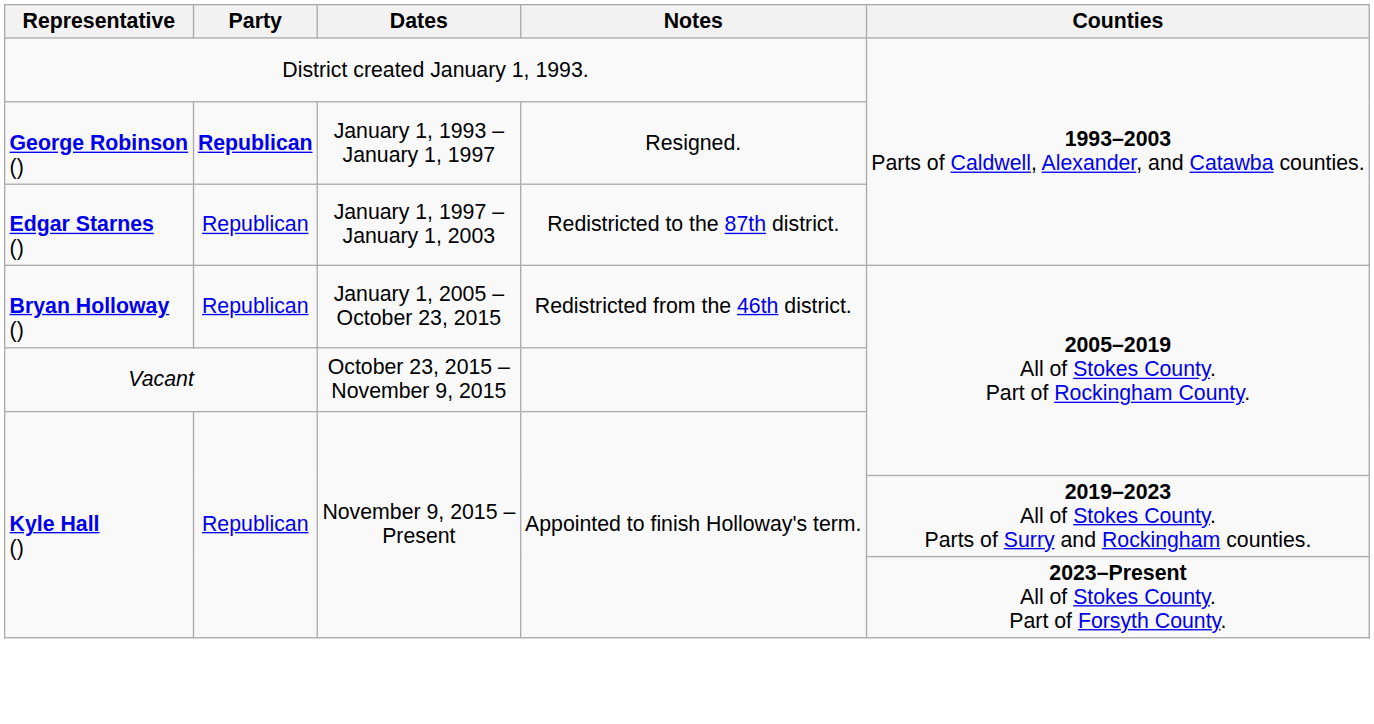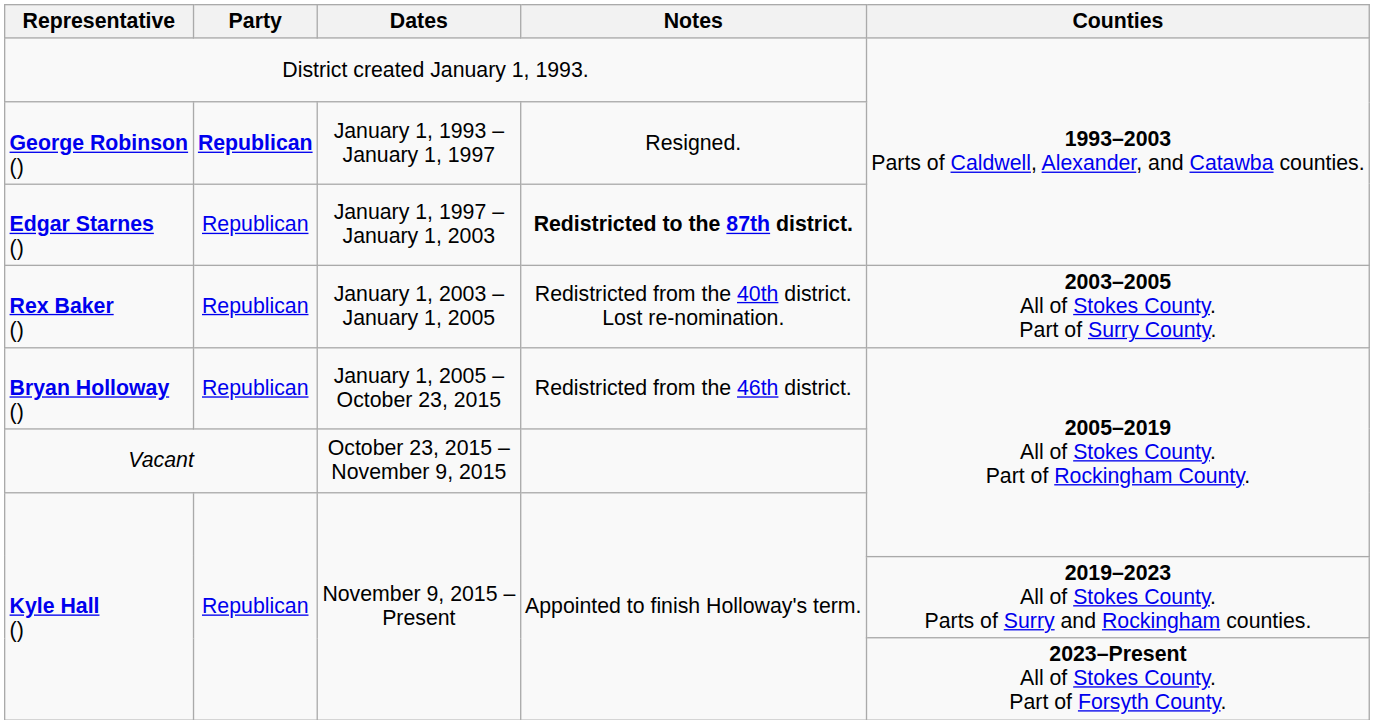(693, 224) normal -> (693, 224) bold
+ row: (62, 318)
